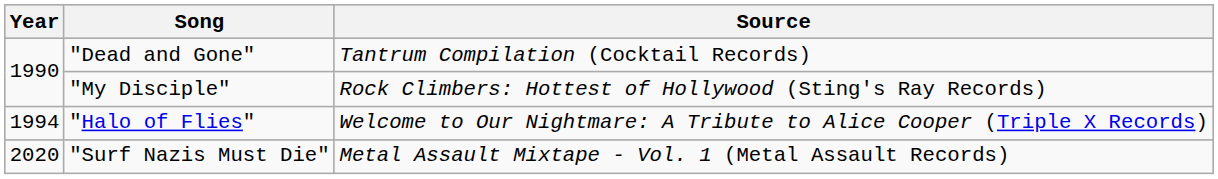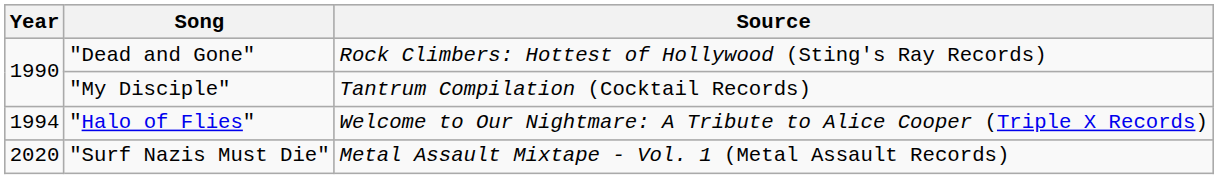(575, 55) Tantrum Compilation (Cocktail Records) -> (693, 55) Rock Climbers: Hottest of Hollywood (Sting's Ray Records)
(693, 89) Rock Climbers: Hottest of Hollywood (Sting's Ray Records) -> (575, 89) Tantrum Compilation (Cocktail Records)
